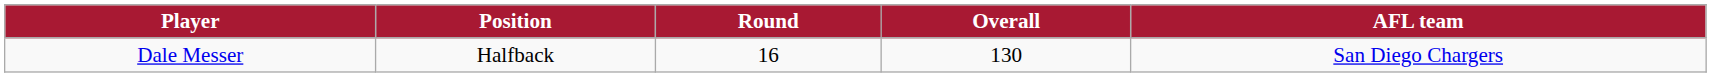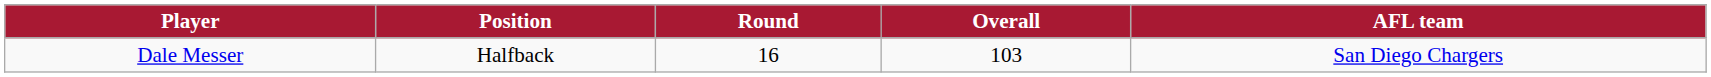(1006, 54) 130 -> (1006, 54) 103
